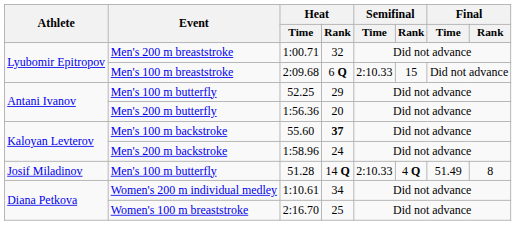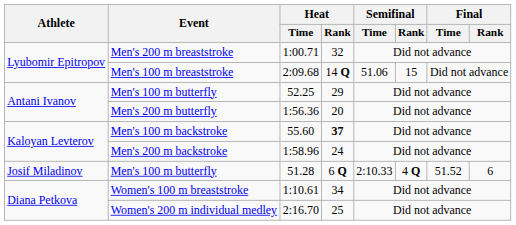(338, 72) 6 Q -> (338, 72) 14 Q
(374, 72) 2:10.33 -> (374, 72) 51.06
(338, 171) 14 Q -> (338, 171) 6 Q
(448, 171) 51.49 -> (448, 171) 51.52
(490, 171) 8 -> (490, 171) 6
(194, 191) Women's 200 m individual medley -> (179, 191) Women's 100 m breaststroke
(179, 210) Women's 100 m breaststroke -> (194, 210) Women's 200 m individual medley
